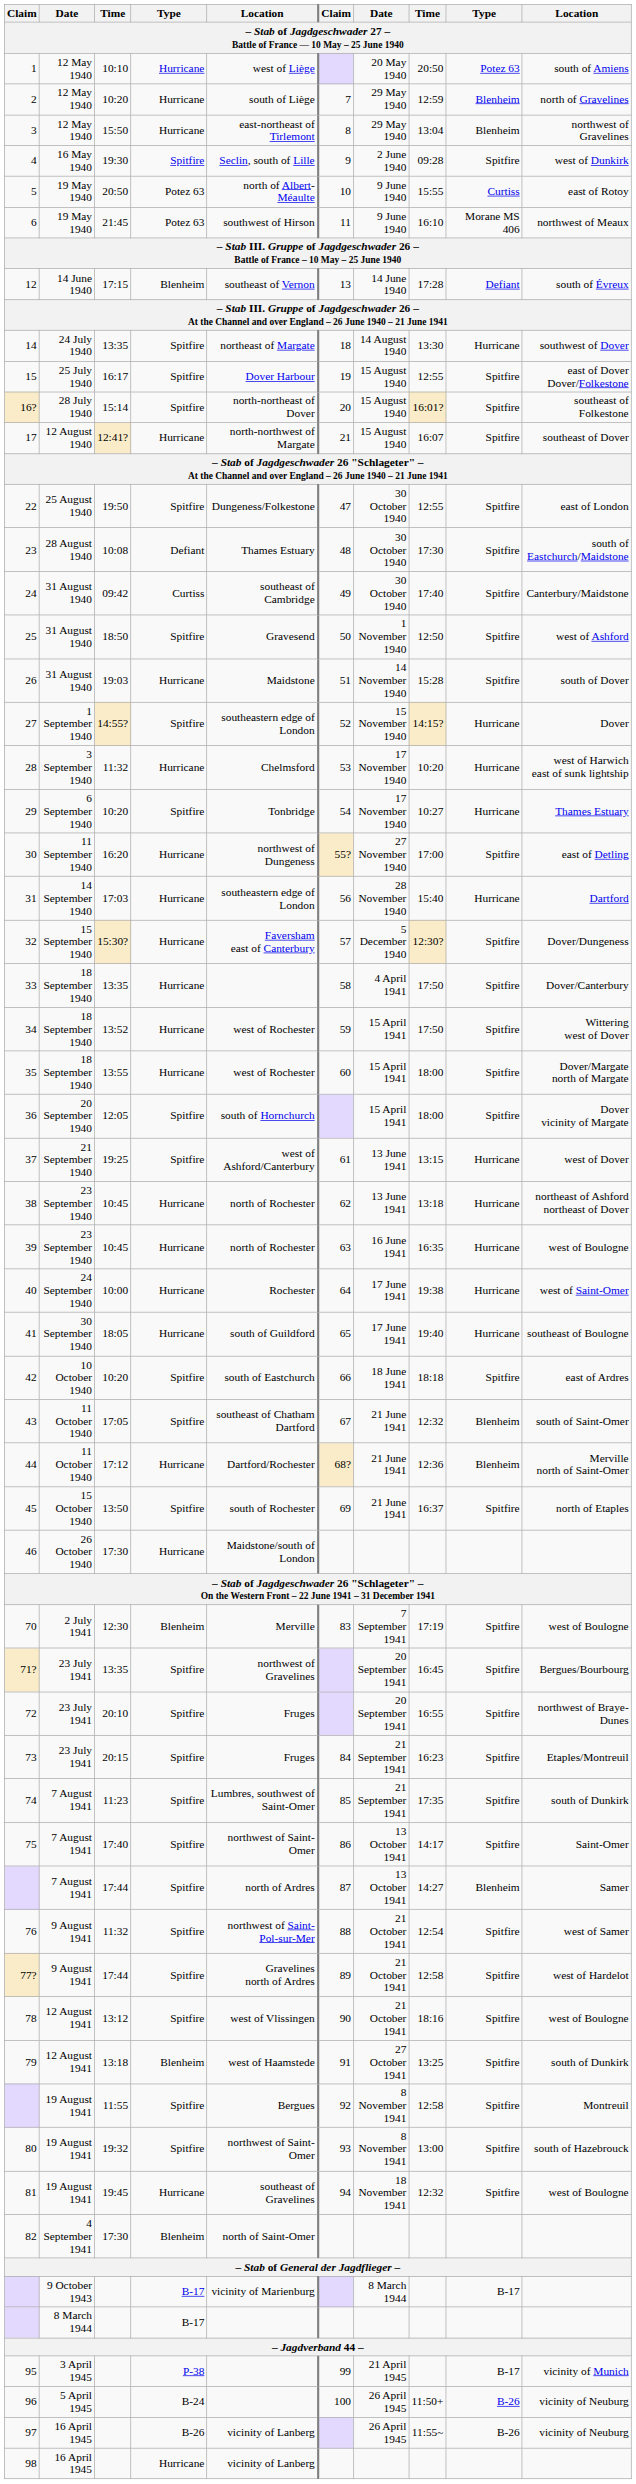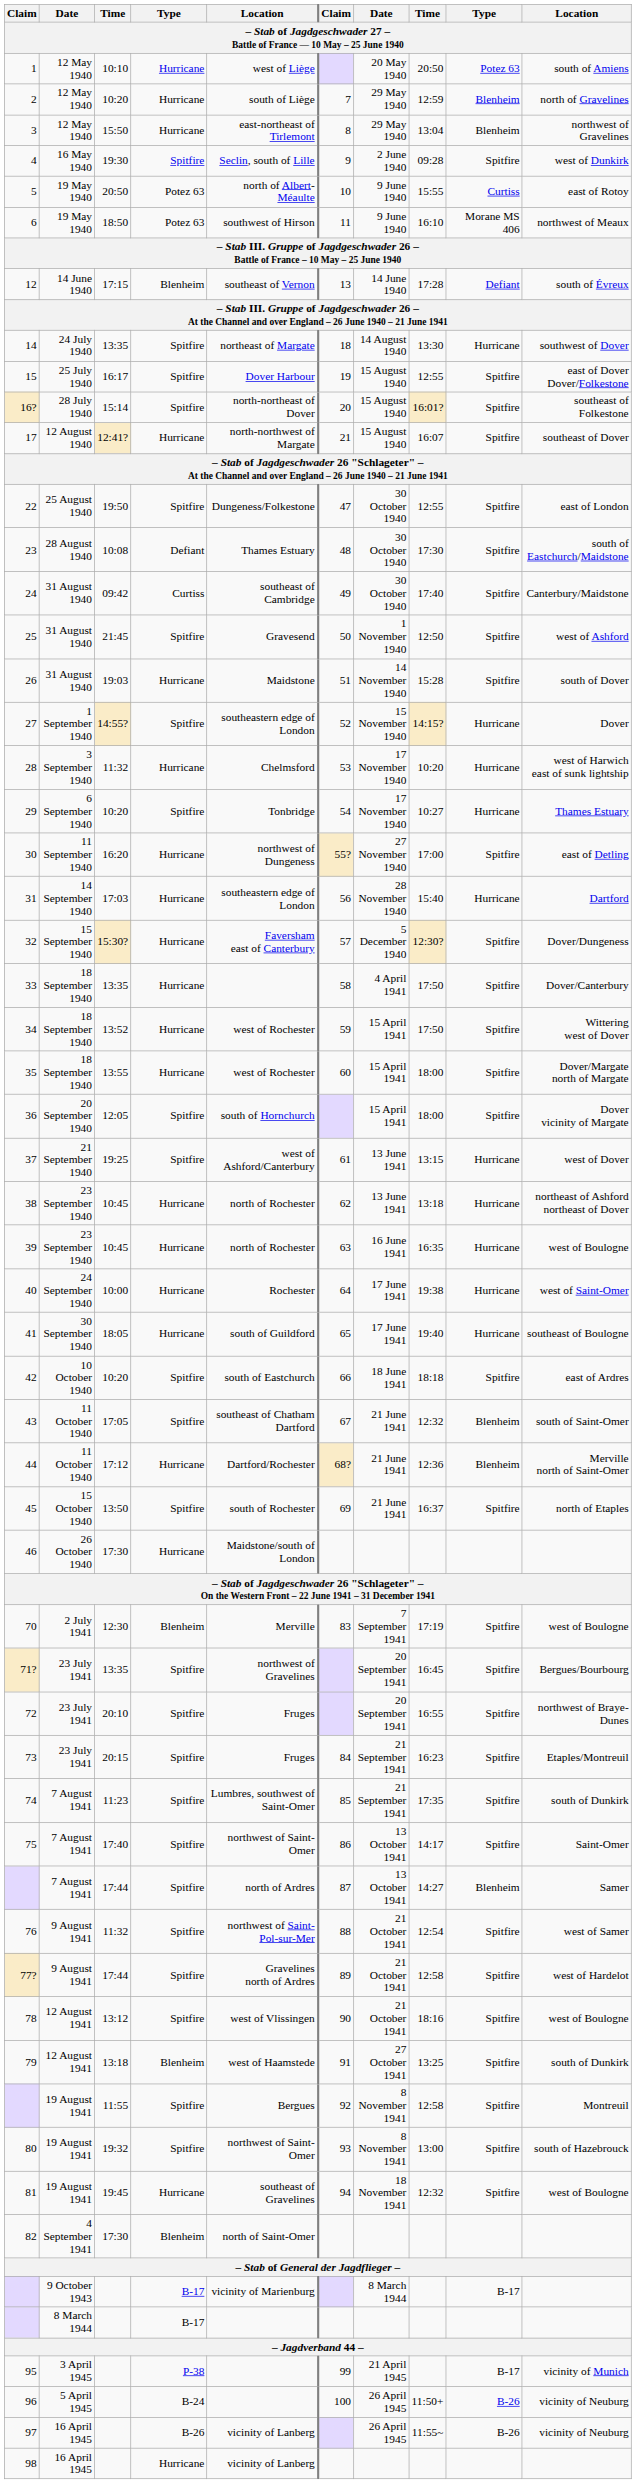(115, 222) 21:45 -> (115, 222) 18:50
(115, 636) 18:50 -> (115, 636) 21:45
